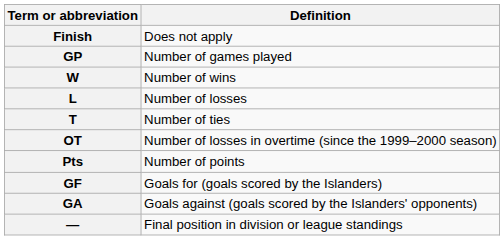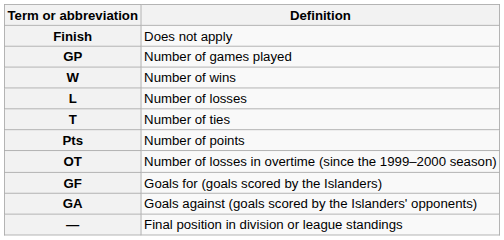rows swapped: (73, 141) <-> (73, 162)
